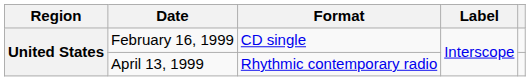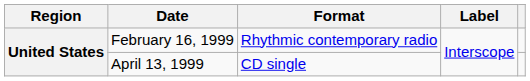(273, 40) CD single -> (339, 40) Rhythmic contemporary radio
(339, 64) Rhythmic contemporary radio -> (273, 64) CD single
